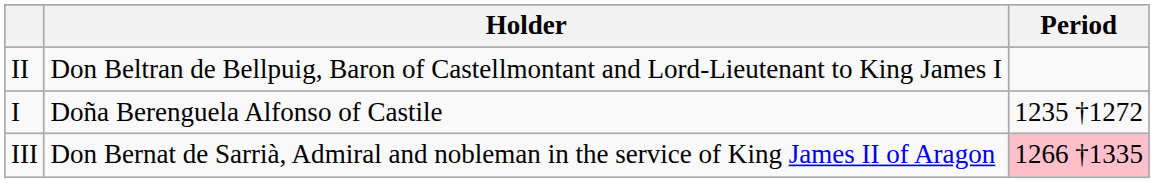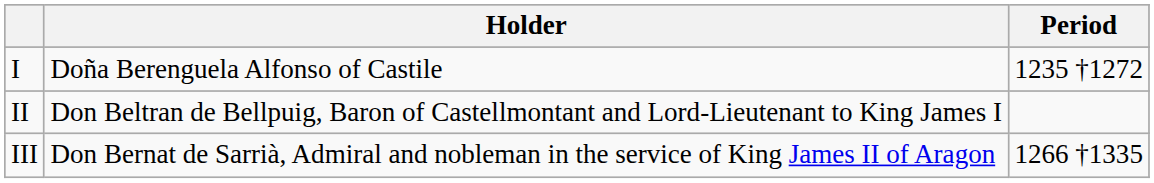rows swapped: (16, 111) <-> (20, 68)
(1079, 154) pink background -> (1079, 154) no background
